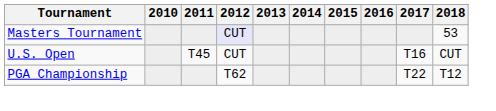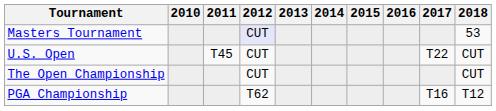(415, 55) T16 -> (437, 55) T22
+ row: (86, 75)
(415, 75) T22 -> (437, 95) T16
